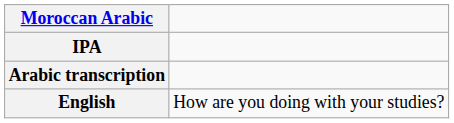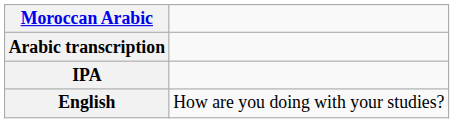rows swapped: (87, 74) <-> (87, 46)
